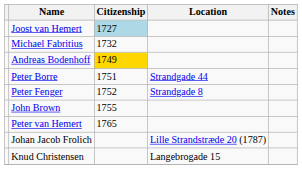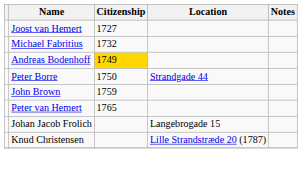(107, 28) lightblue background -> (107, 28) no background
(107, 76) 1751 -> (107, 76) 1750
- row: (37, 92)
(107, 108) 1755 -> (107, 92) 1759
(208, 140) Lille Strandstræde 20 (1787) -> (185, 124) Langebrogade 15
(185, 156) Langebrogade 15 -> (208, 140) Lille Strandstræde 20 (1787)
